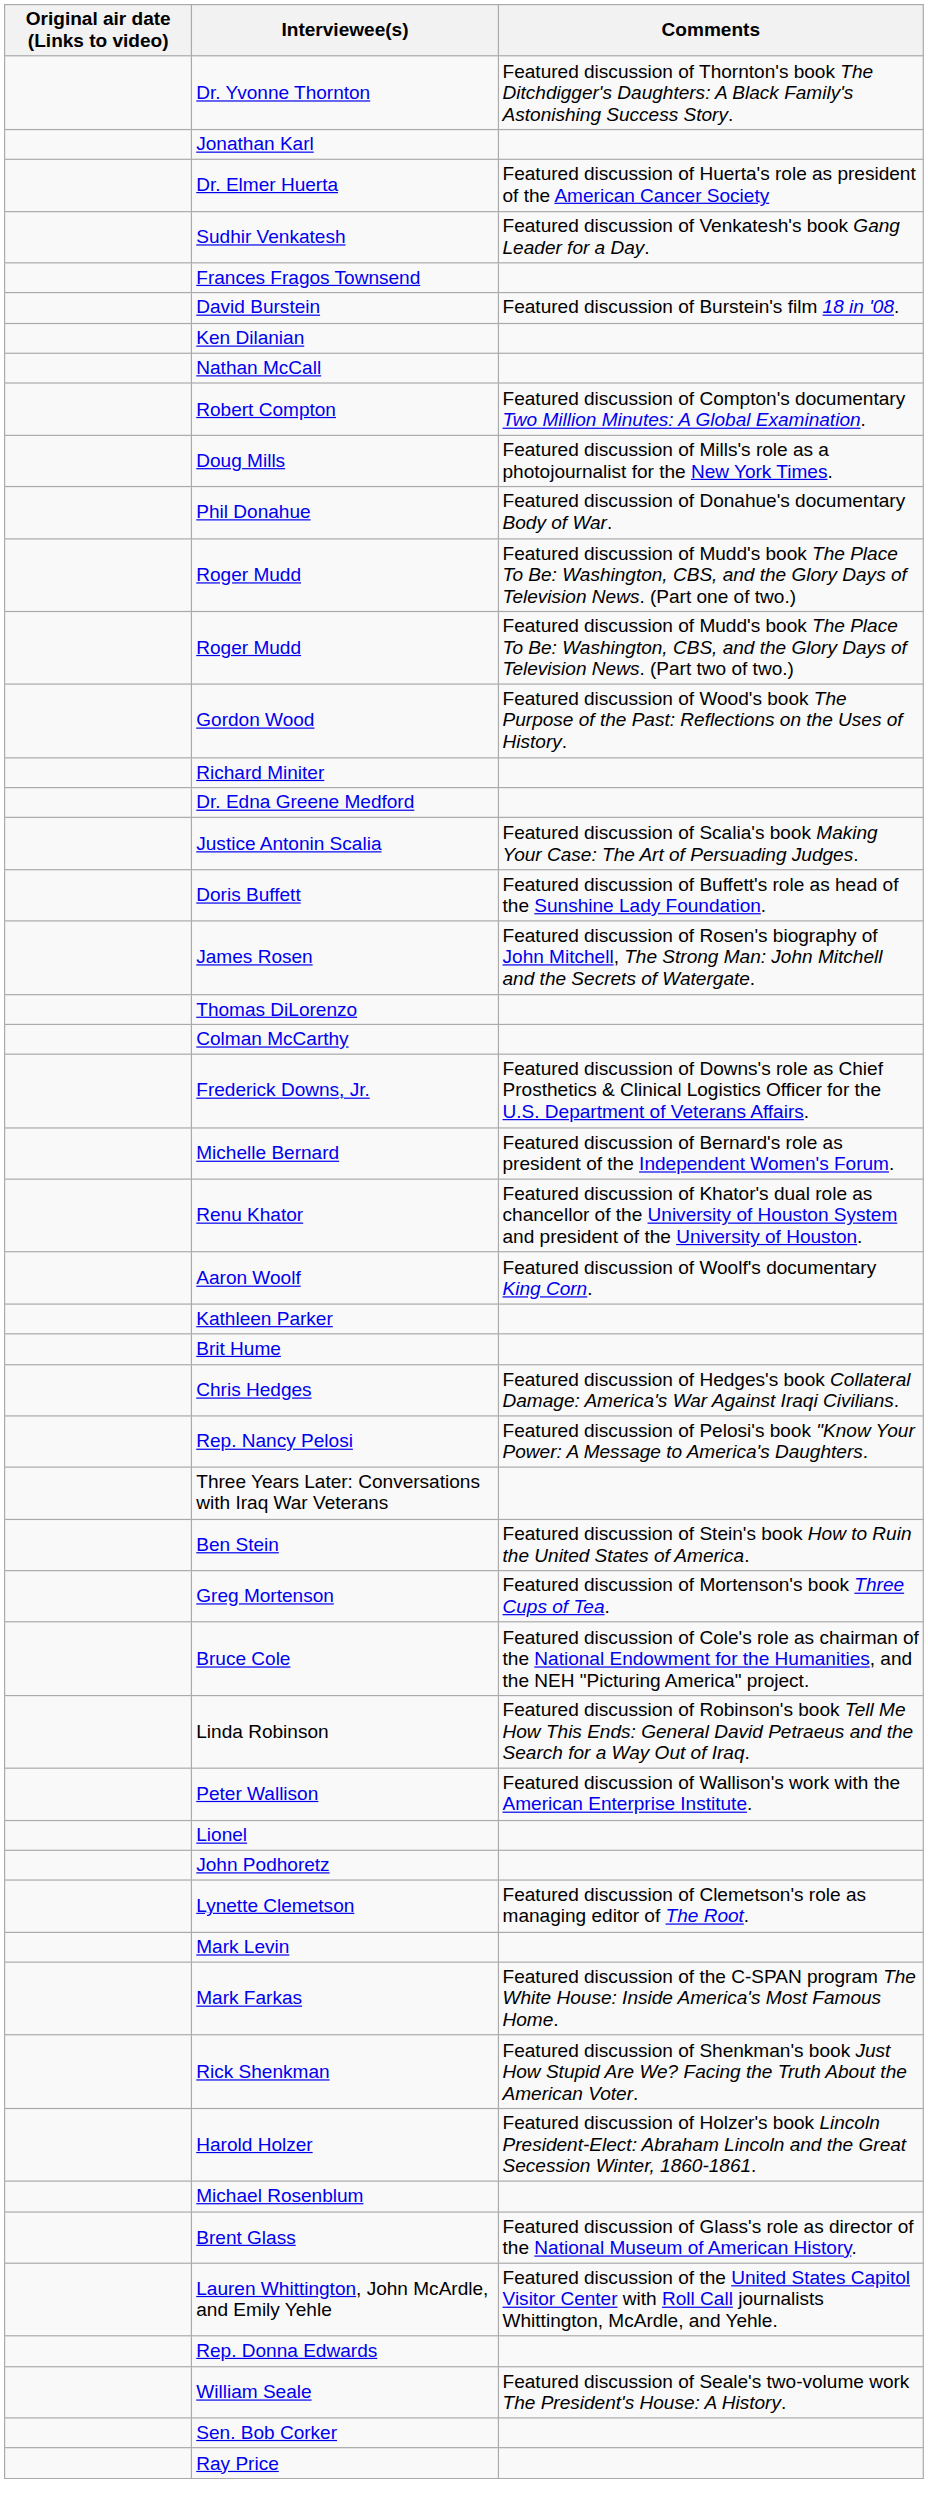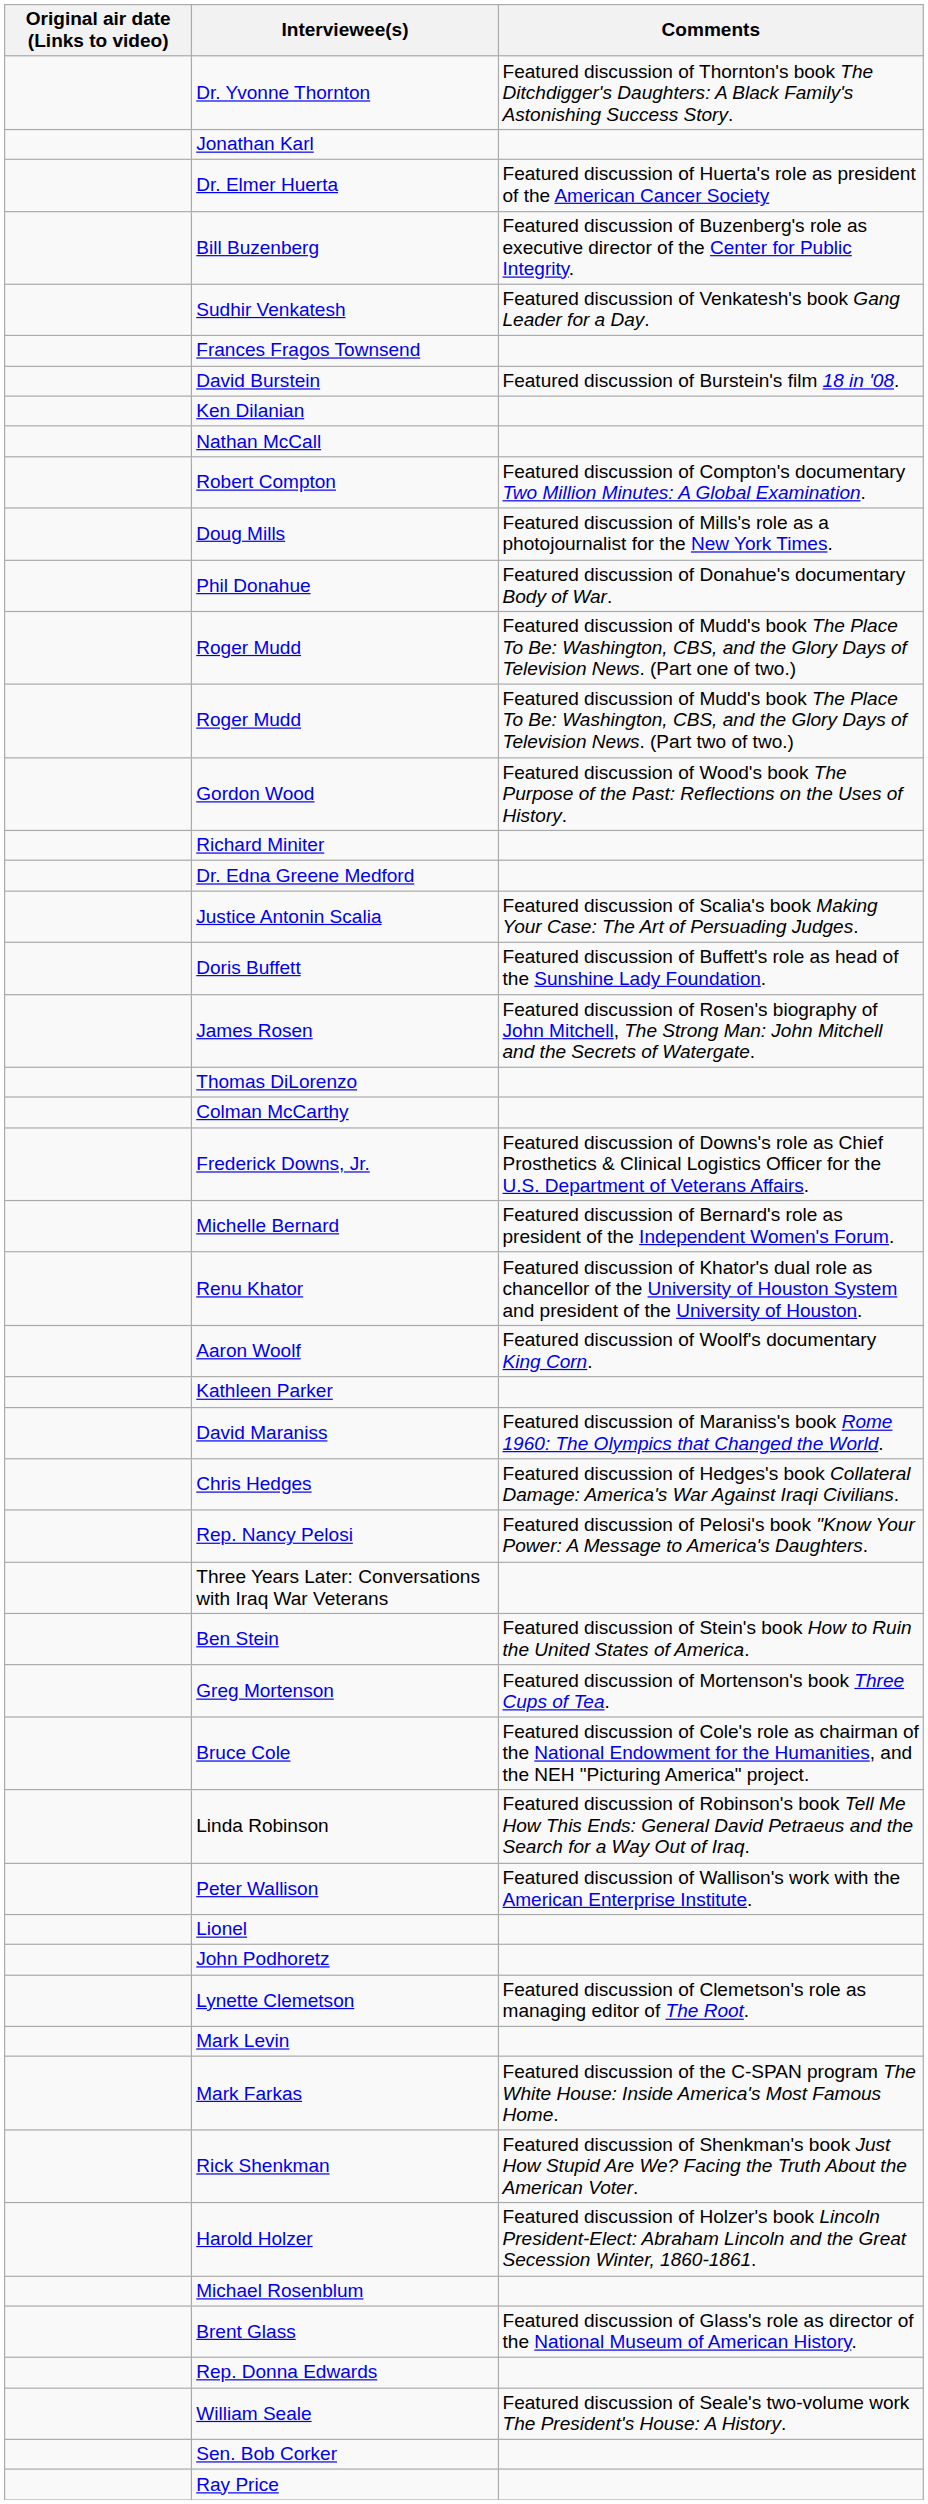+ row: (258, 247)
+ row: (262, 1432)
- row: (239, 1348)
- row: (342, 2299)
